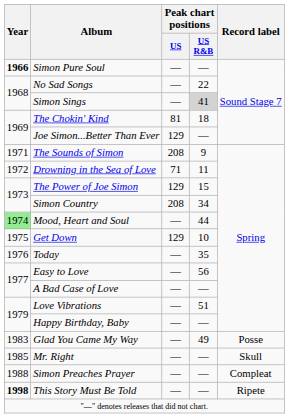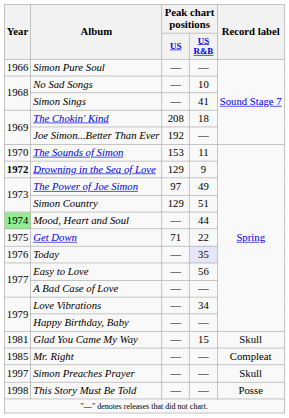(18, 67) bold -> (18, 67) normal
(203, 84) 22 -> (203, 84) 10
(203, 101) lightgrey background -> (203, 101) no background
(176, 118) 81 -> (176, 118) 208
(176, 135) 129 -> (176, 135) 192
(18, 152) 1971 -> (18, 152) 1970
(176, 152) 208 -> (176, 152) 153
(203, 152) 9 -> (203, 152) 11
(18, 169) normal -> (18, 169) bold
(176, 169) 71 -> (176, 169) 129
(203, 169) 11 -> (203, 169) 9
(176, 186) 129 -> (176, 186) 97
(203, 186) 15 -> (203, 186) 49
(176, 203) 208 -> (176, 203) 129
(203, 203) 34 -> (203, 203) 51
(176, 237) 129 -> (176, 237) 71
(203, 237) 10 -> (203, 237) 22
(203, 254) no background -> (203, 254) lavender background
(203, 305) 51 -> (203, 305) 34
(18, 339) 1983 -> (18, 339) 1981
(203, 339) 49 -> (203, 339) 15
(251, 339) Posse -> (251, 339) Skull
(251, 356) Skull -> (251, 356) Compleat
(18, 373) 1988 -> (18, 373) 1997
(251, 373) Compleat -> (251, 373) Skull
(18, 390) bold -> (18, 390) normal
(251, 390) Ripete -> (251, 390) Posse
